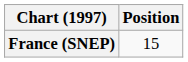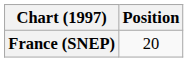(151, 43) 15 -> (151, 43) 20
